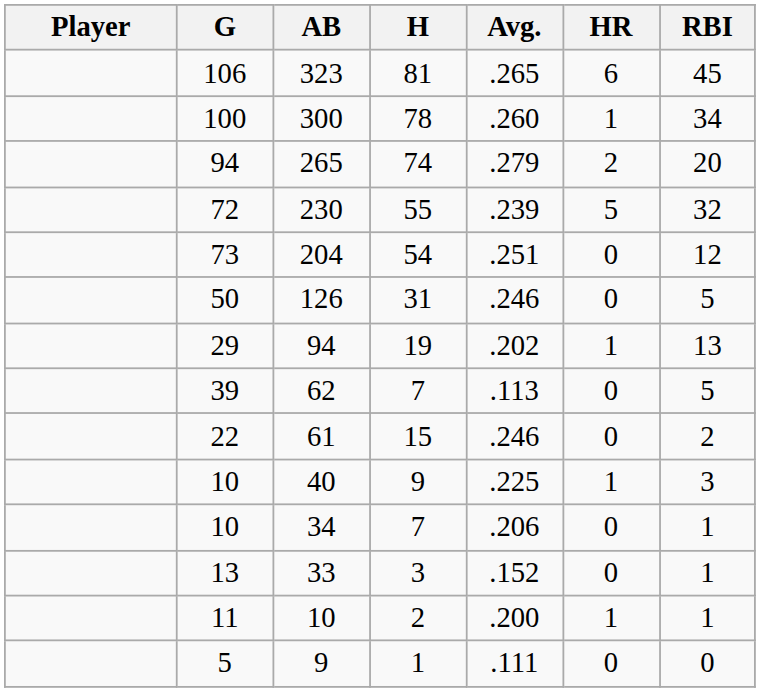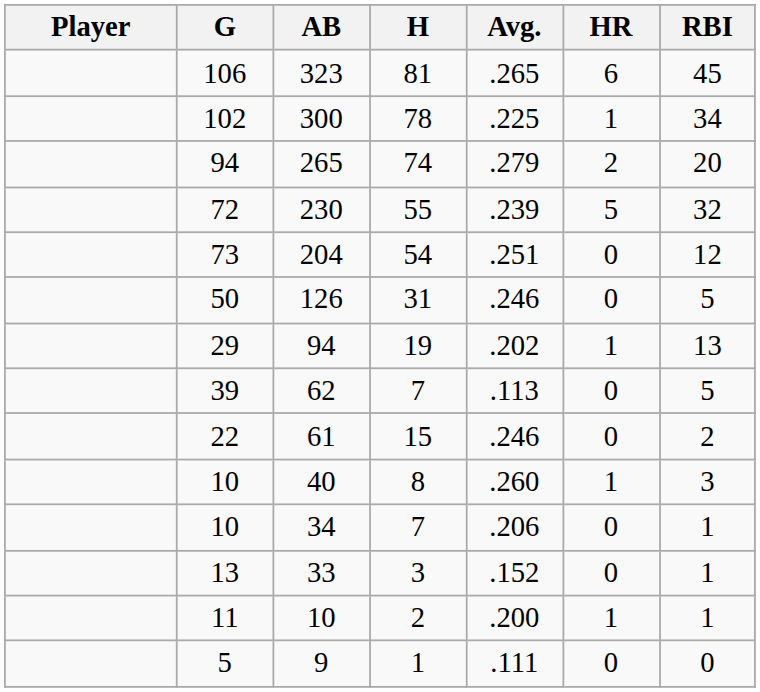(225, 118) 100 -> (225, 118) 102
(514, 118) .260 -> (514, 118) .225
(418, 481) 9 -> (418, 481) 8
(514, 481) .225 -> (514, 481) .260
